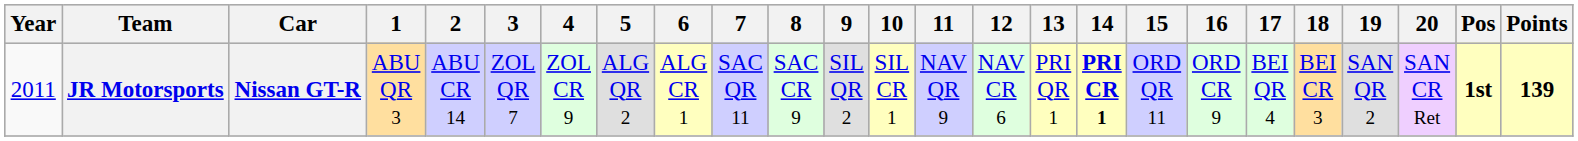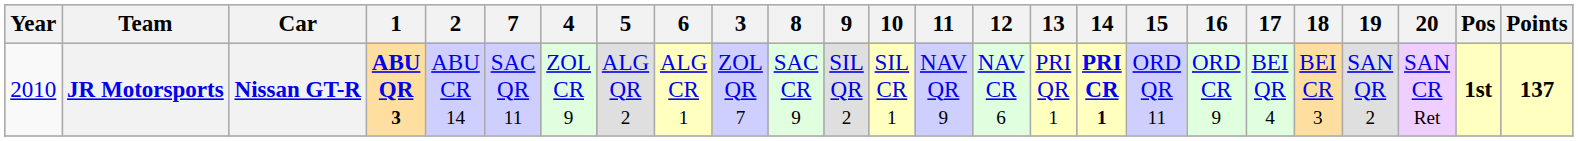columns swapped: (513, 23) <-> (740, 23)
(33, 89) 2011 -> (33, 89) 2010
(396, 89) normal -> (396, 89) bold
(1537, 89) 139 -> (1537, 89) 137
